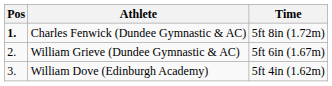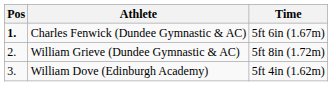(288, 33) 5ft 8in (1.72m) -> (288, 33) 5ft 6in (1.67m)
(288, 52) 5ft 6in (1.67m) -> (288, 52) 5ft 8in (1.72m)
